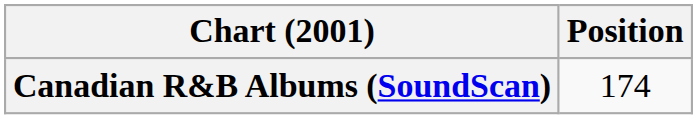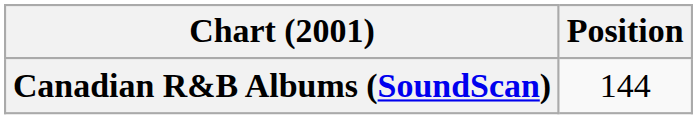(625, 85) 174 -> (625, 85) 144
